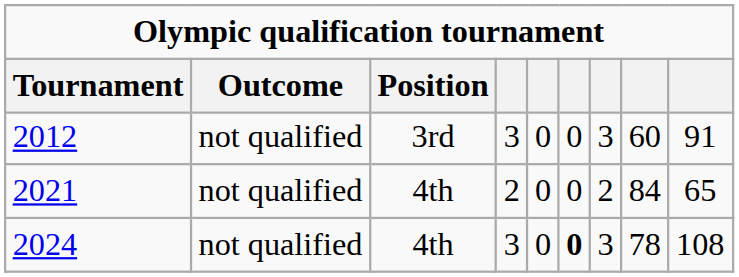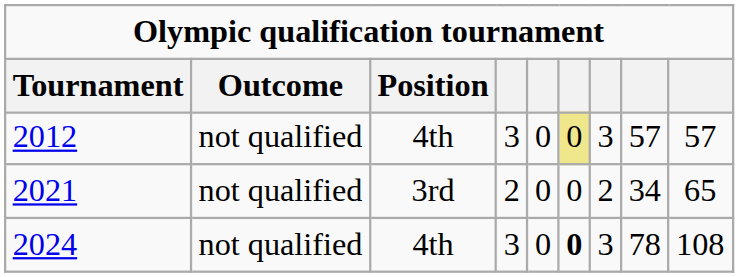(433, 137) 3rd -> (433, 137) 4th
(574, 137) no background -> (574, 137) khaki background
(645, 137) 60 -> (645, 137) 57
(700, 137) 91 -> (700, 137) 57
(433, 191) 4th -> (433, 191) 3rd
(645, 191) 84 -> (645, 191) 34
